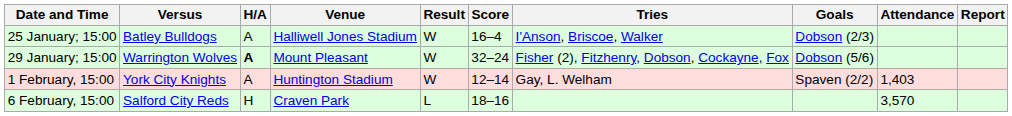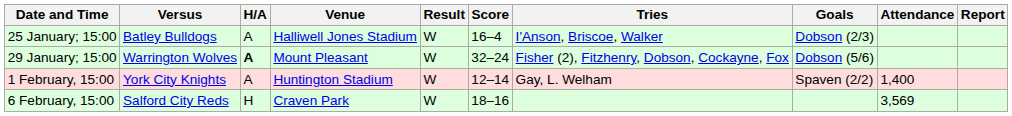(897, 79) 1,403 -> (897, 79) 1,400
(427, 101) L -> (430, 101) W
(897, 101) 3,570 -> (897, 101) 3,569
